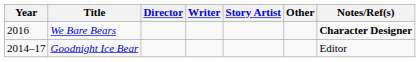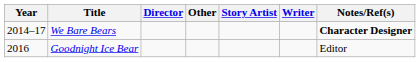columns swapped: (204, 13) <-> (300, 13)
(18, 30) 2016 -> (26, 30) 2014–17
(26, 48) 2014–17 -> (18, 48) 2016
